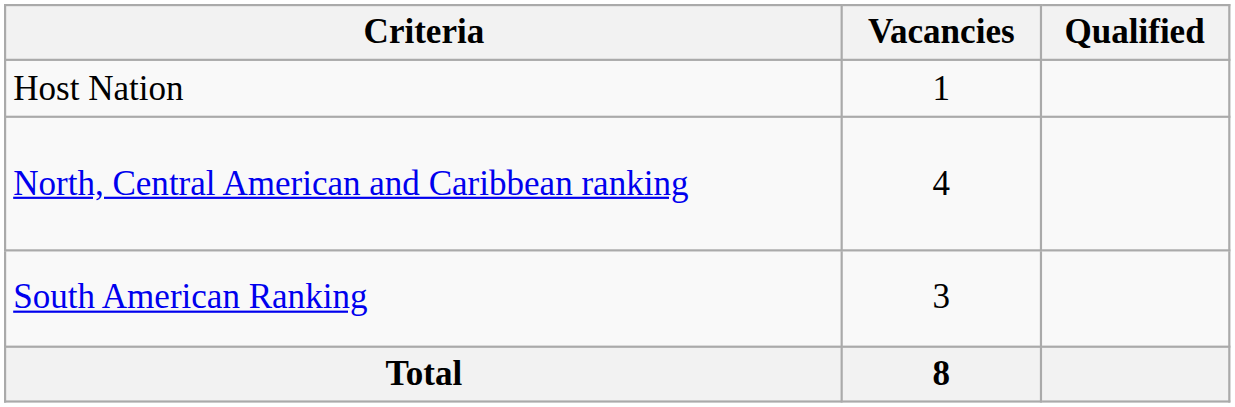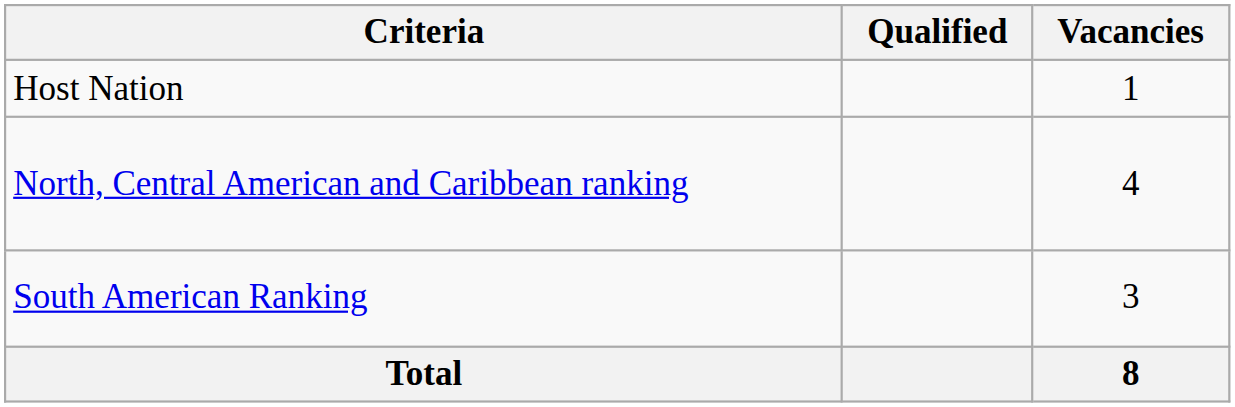columns swapped: (941, 32) <-> (1135, 32)
